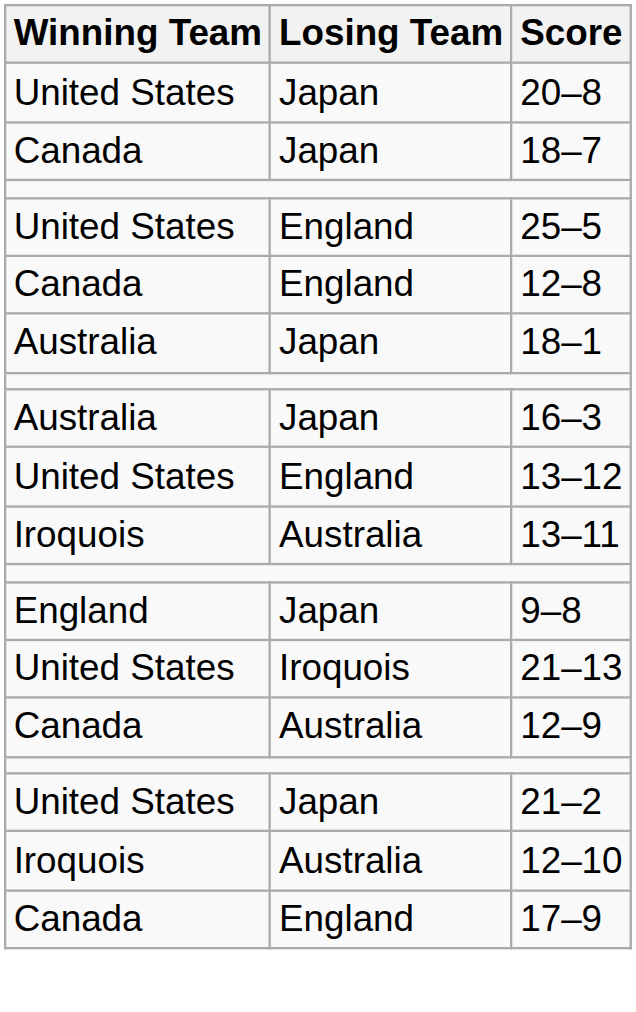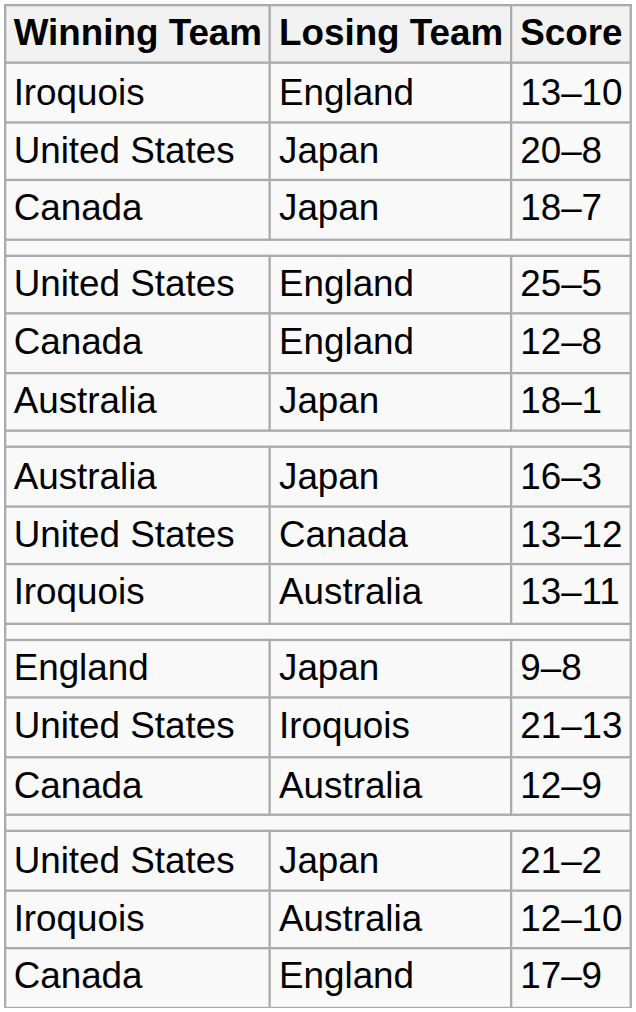+ row: (79, 92)
(347, 476) England -> (343, 534) Canada
